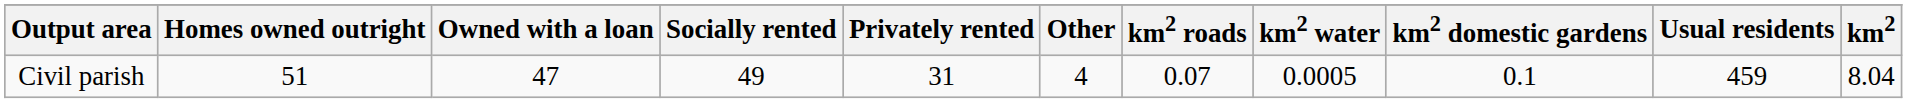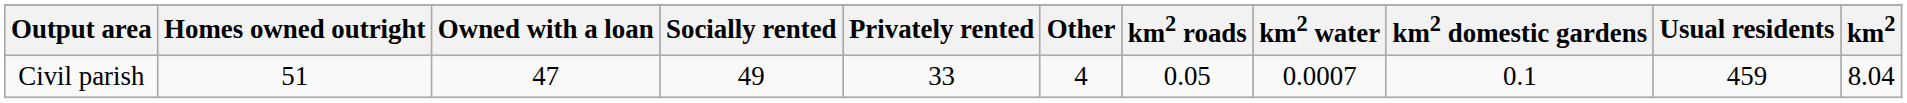(942, 75) 31 -> (942, 75) 33
(1187, 75) 0.07 -> (1187, 75) 0.05
(1320, 75) 0.0005 -> (1320, 75) 0.0007
